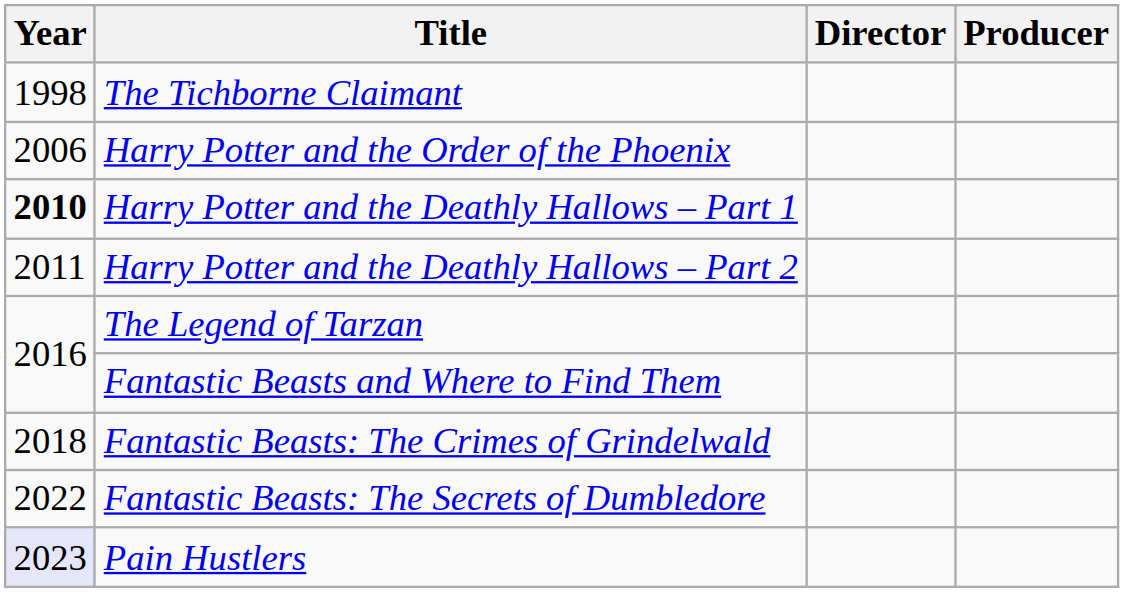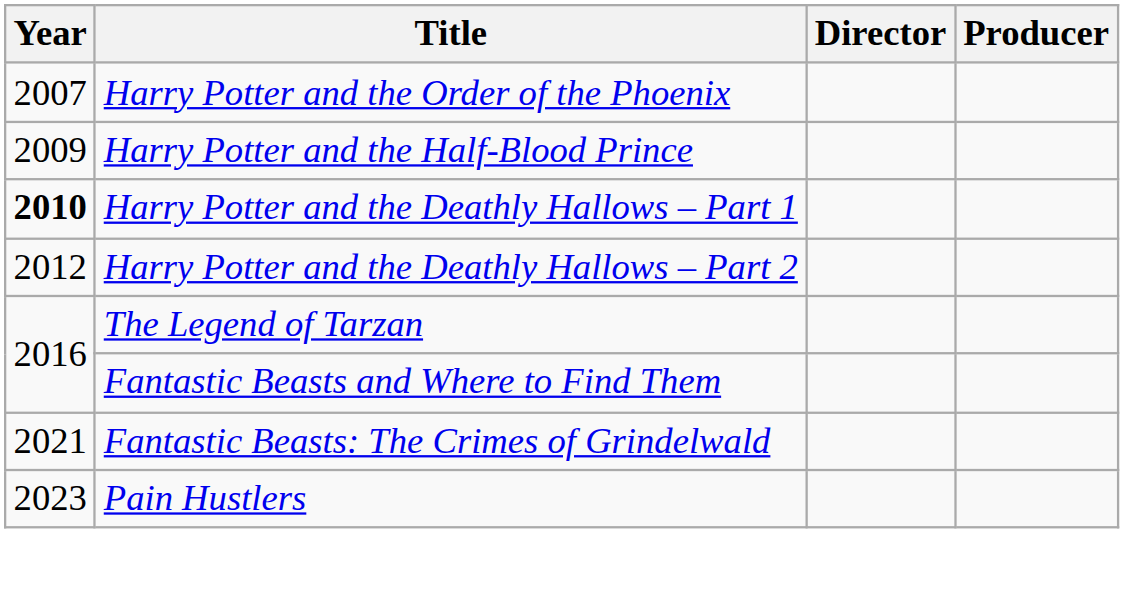- row: (283, 91)
(50, 149) 2006 -> (50, 91) 2007
+ row: (398, 149)
(50, 265) 2011 -> (50, 265) 2012
(50, 440) 2018 -> (50, 440) 2021
- row: (435, 498)
(50, 556) lavender background -> (50, 498) no background
